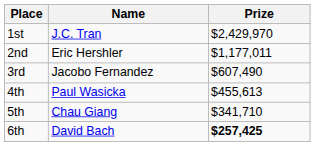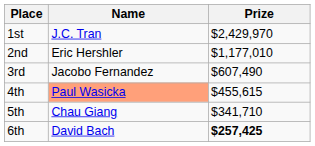(241, 53) $1,177,011 -> (242, 53) $1,177,010
(88, 92) no background -> (88, 92) lightsalmon background
(237, 92) $455,613 -> (237, 92) $455,615
